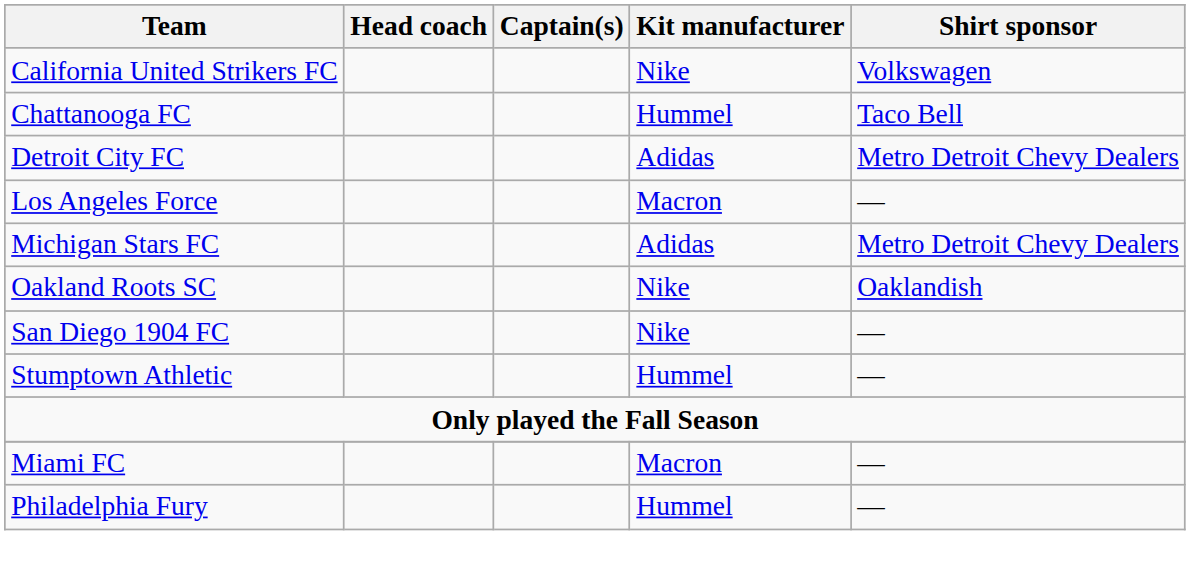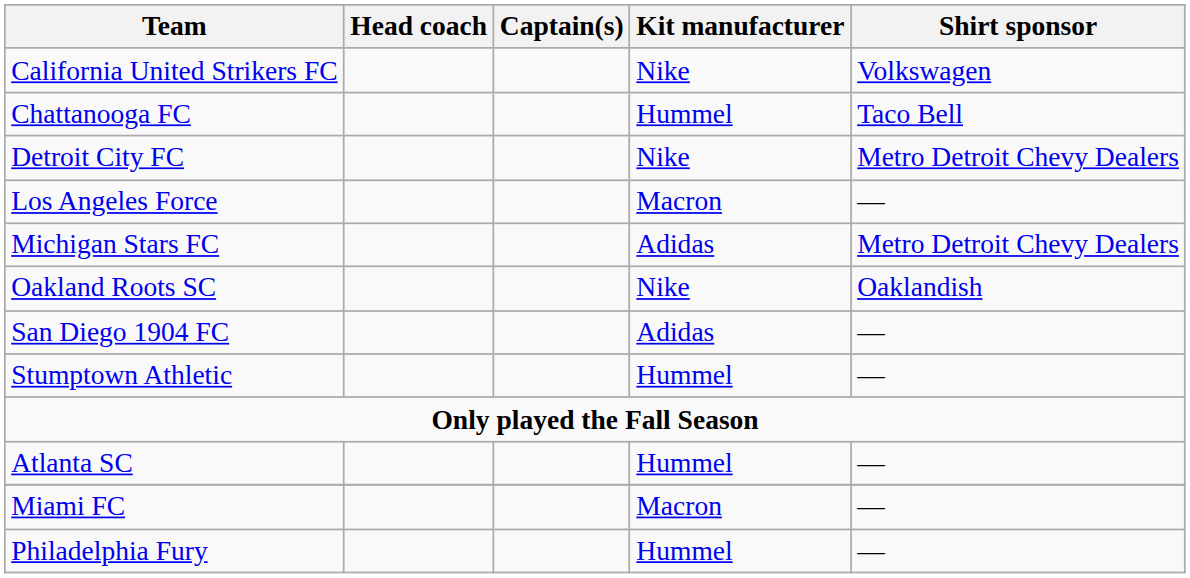(675, 157) Adidas -> (663, 157) Nike
(663, 331) Nike -> (675, 331) Adidas
+ row: (72, 462)
